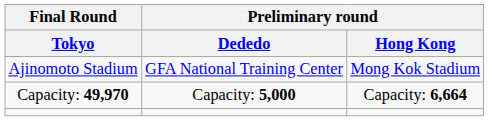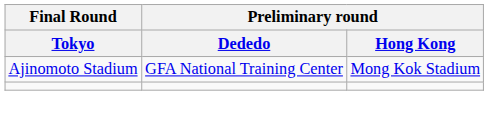- row: (73, 95)
